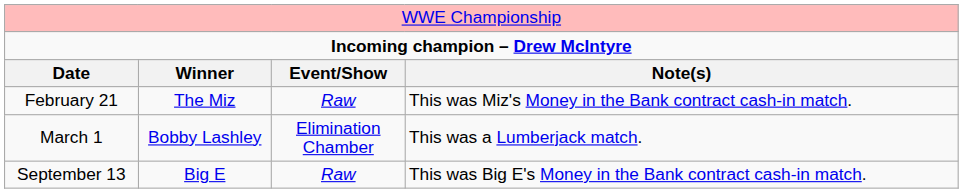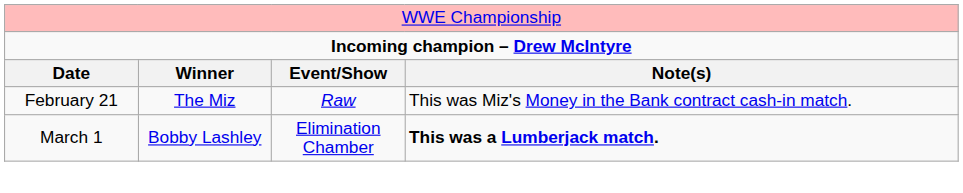(526, 137) normal -> (534, 137) bold
- row: (71, 174)
